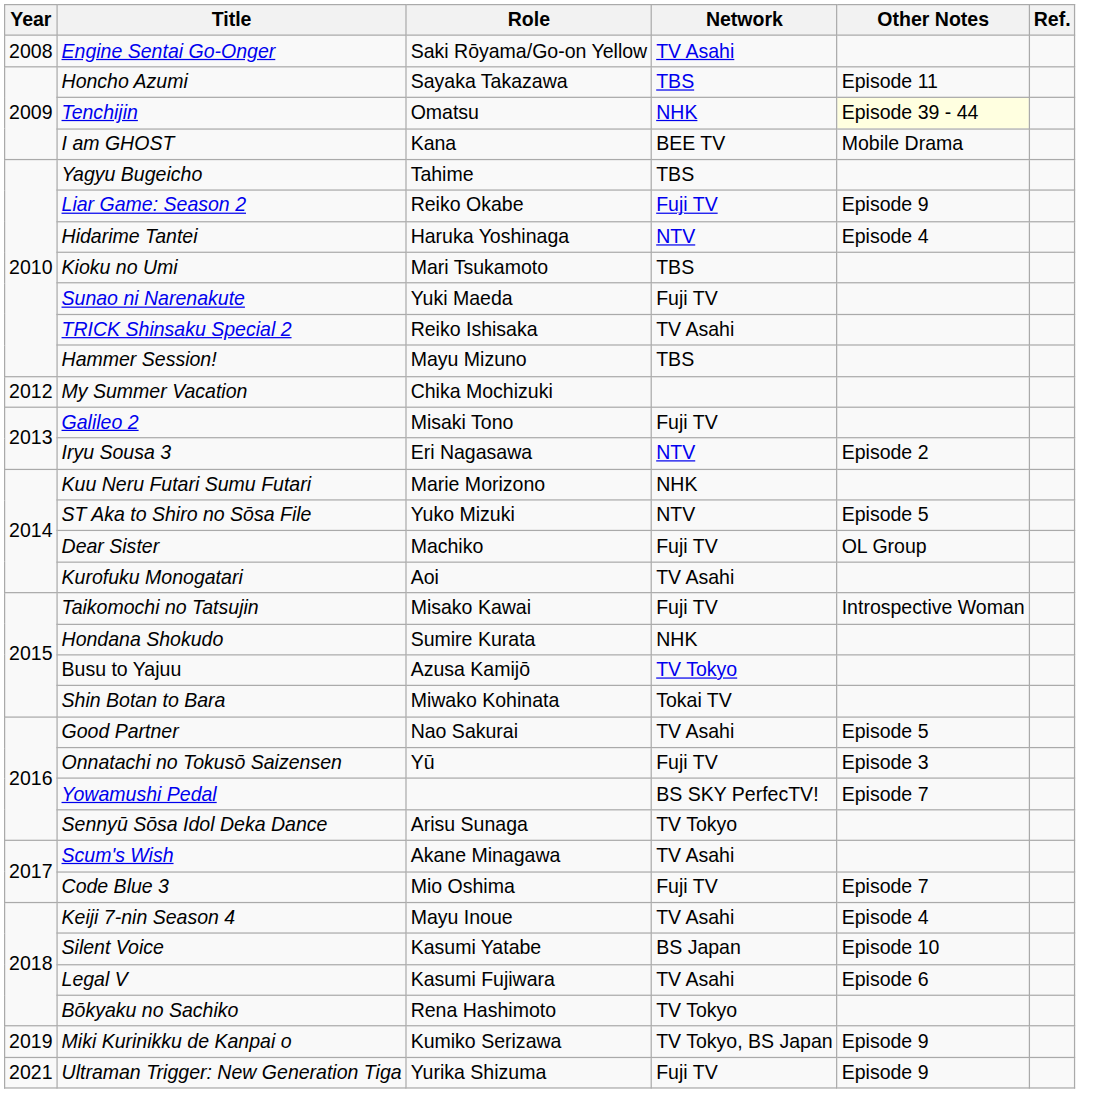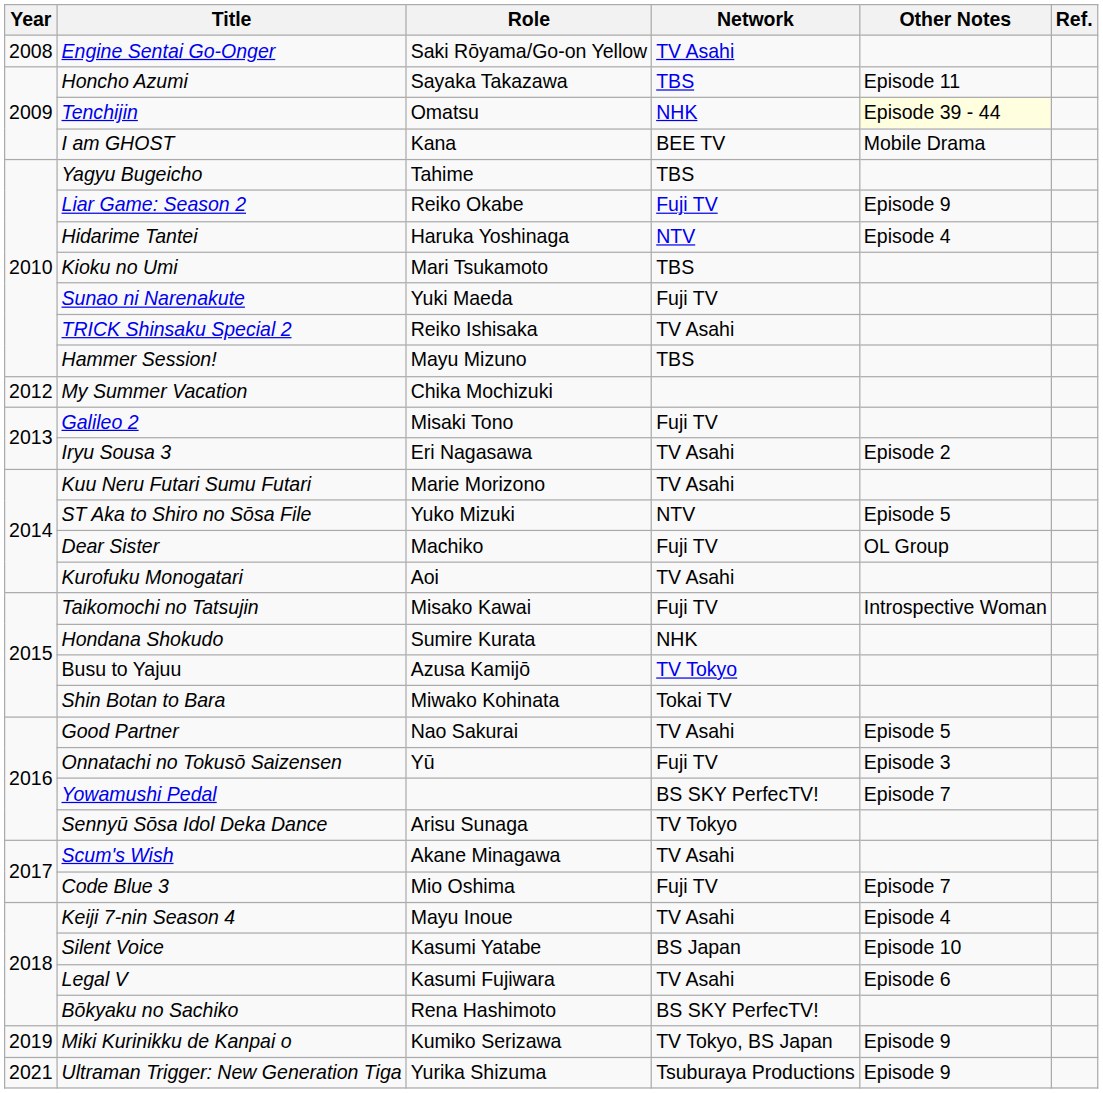(676, 453) NTV -> (695, 453) TV Asahi
(677, 484) NHK -> (695, 484) TV Asahi
(697, 1010) TV Tokyo -> (737, 1010) BS SKY PerfecTV!
(687, 1072) Fuji TV -> (755, 1072) Tsuburaya Productions
